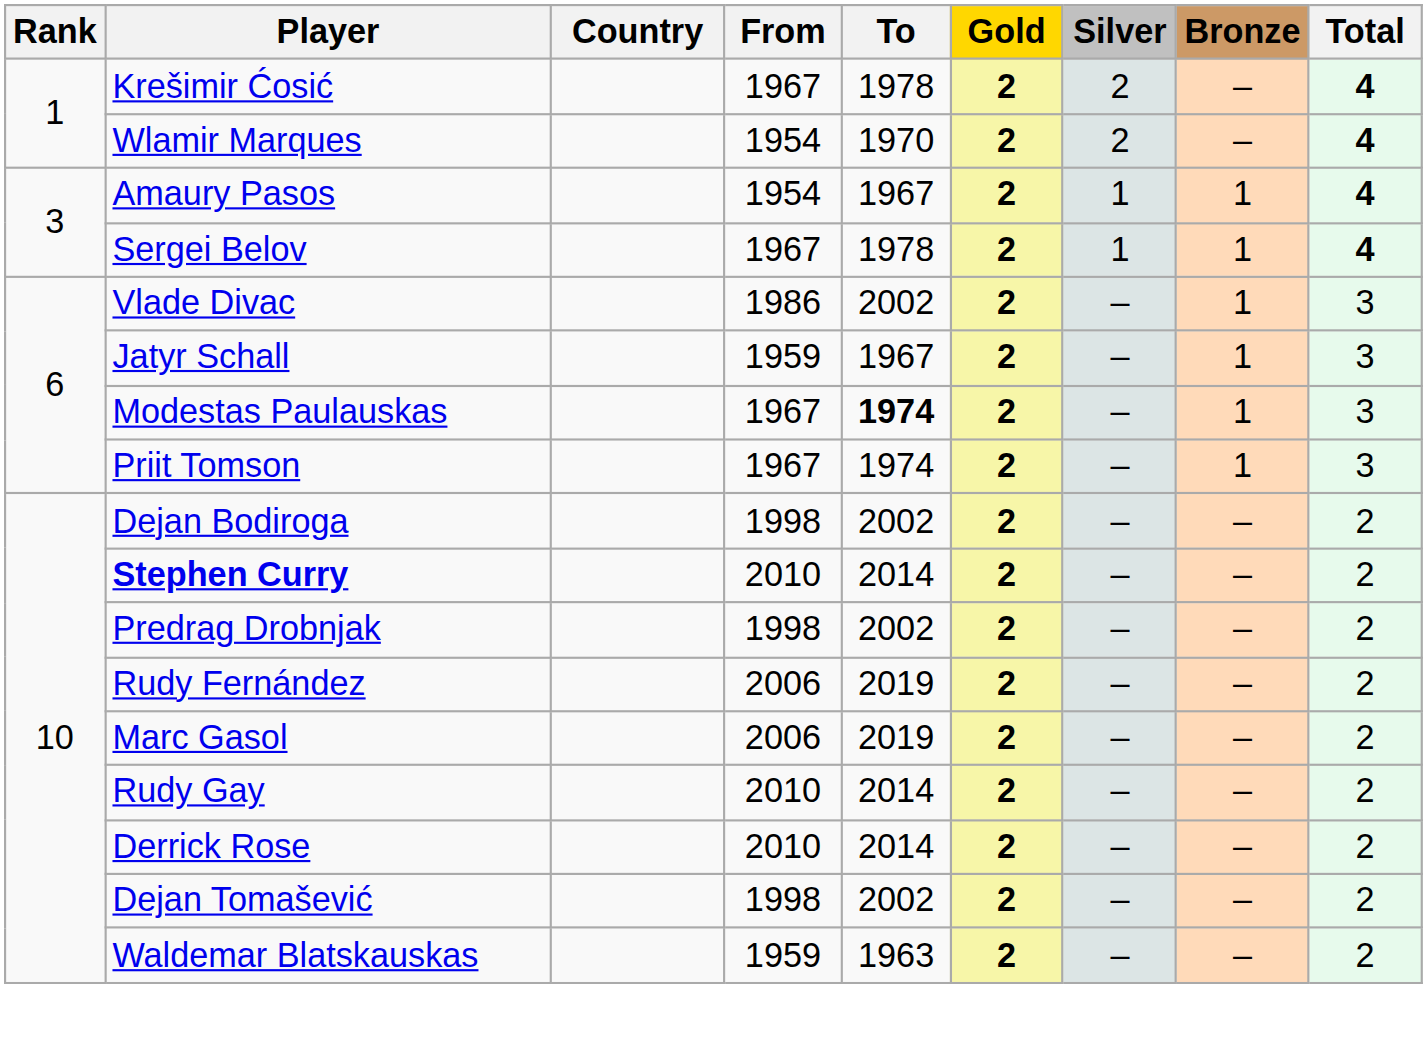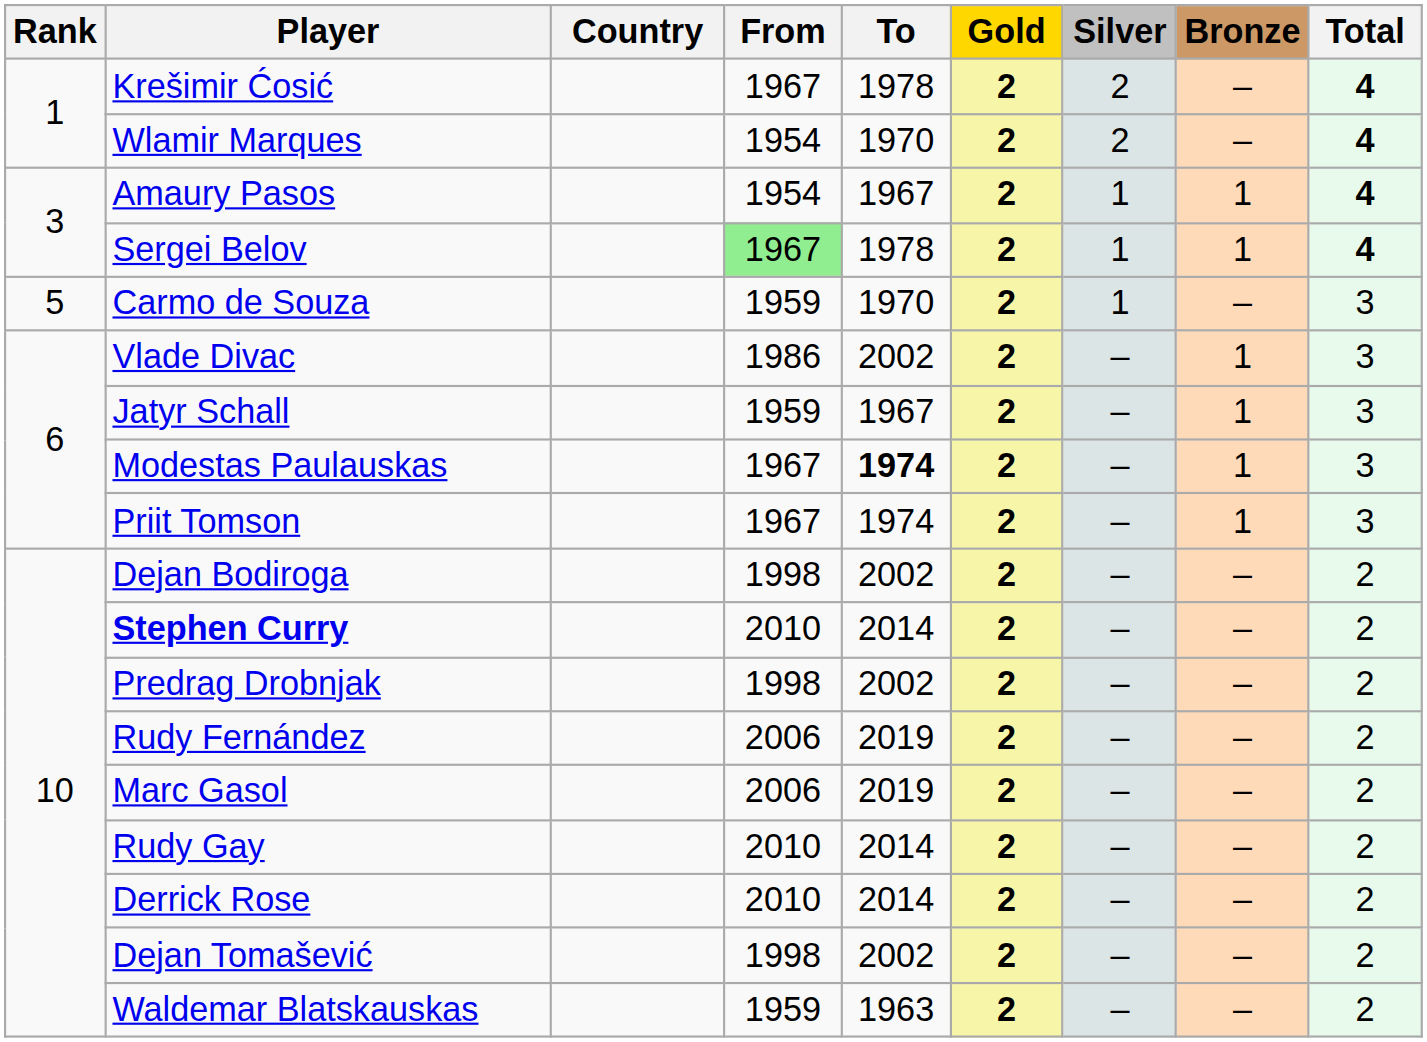(783, 248) no background -> (783, 248) lightgreen background
+ row: (241, 303)
